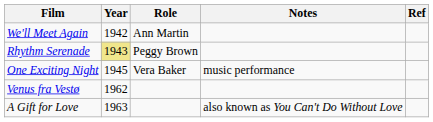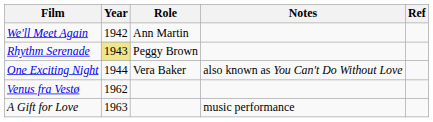(116, 70) 1945 -> (116, 70) 1944
(249, 70) music performance -> (303, 70) also known as You Can't Do Without Love
(303, 107) also known as You Can't Do Without Love -> (249, 107) music performance
